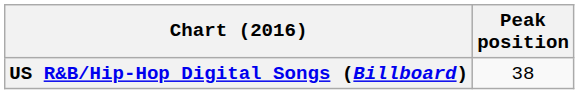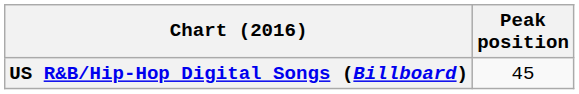(523, 74) 38 -> (523, 74) 45
